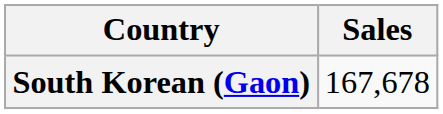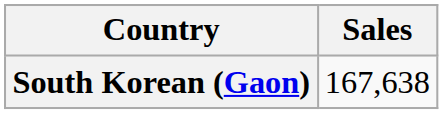(377, 81) 167,678 -> (377, 81) 167,638
